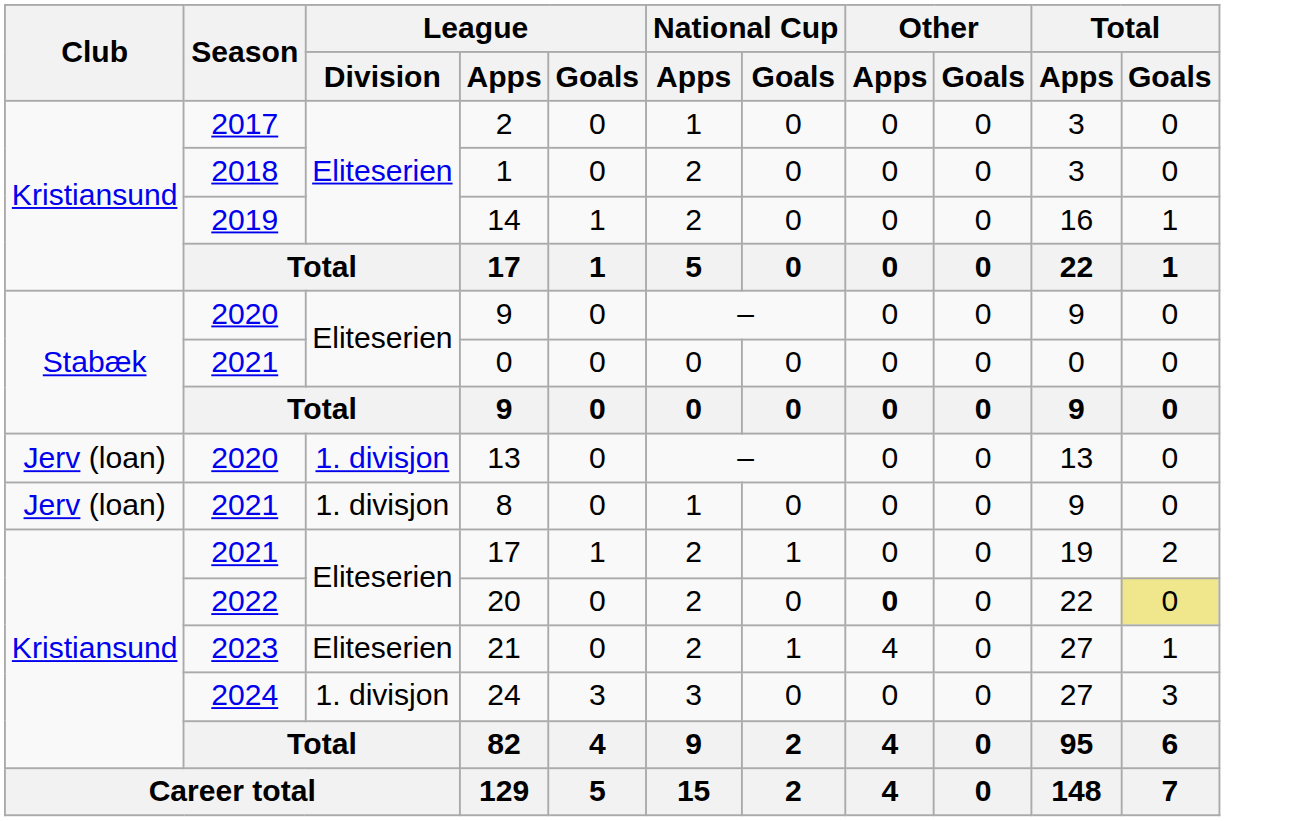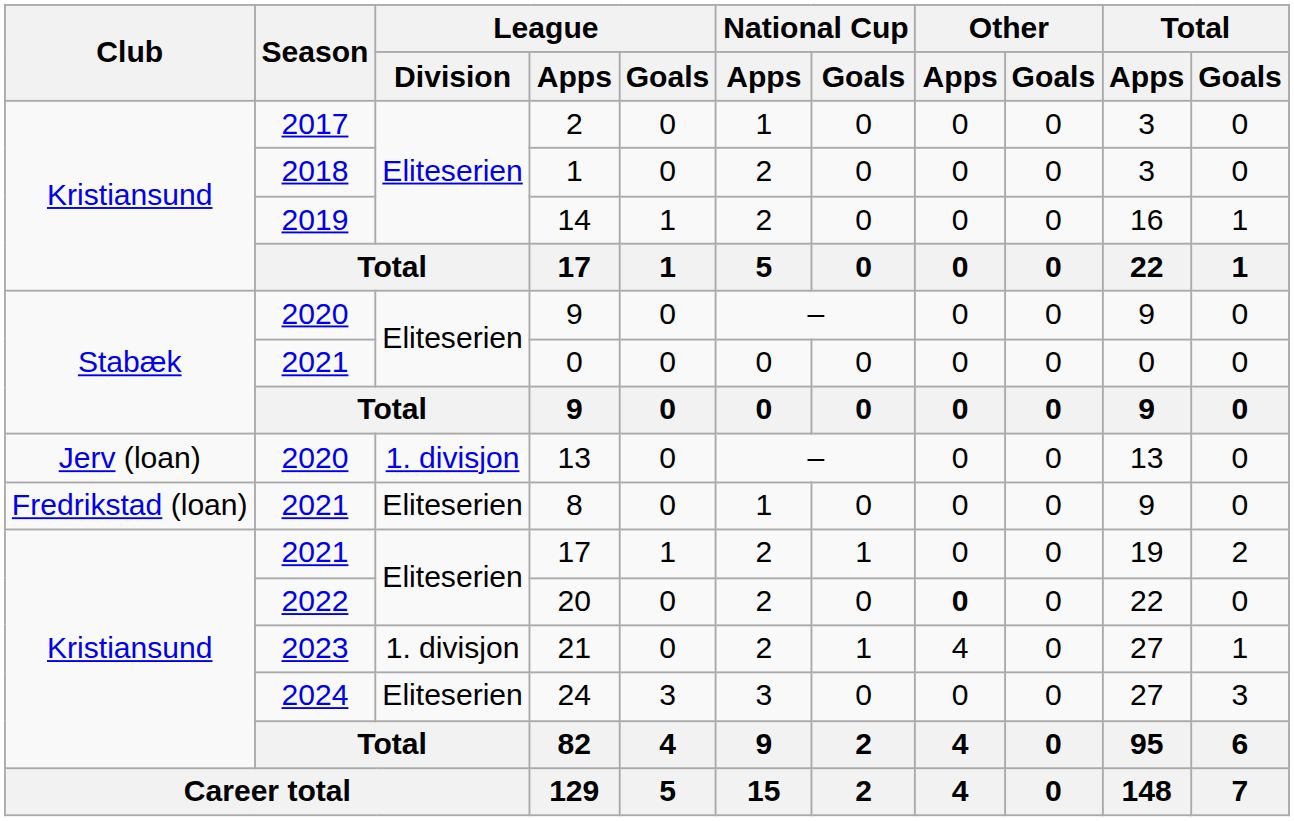(95, 505) Jerv (loan) -> (130, 505) Fredrikstad (loan)
(382, 505) 1. divisjon -> (453, 505) Eliteserien
(1170, 600) khaki background -> (1240, 600) no background
(382, 648) Eliteserien -> (453, 648) 1. divisjon
(382, 696) 1. divisjon -> (453, 696) Eliteserien
